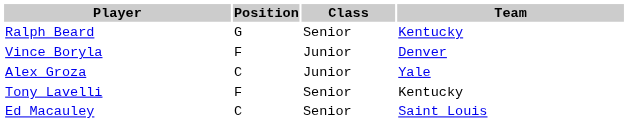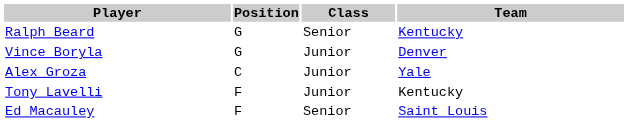(238, 52) F -> (238, 52) G
(327, 92) Senior -> (327, 92) Junior
(238, 112) C -> (238, 112) F
